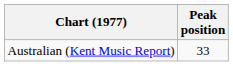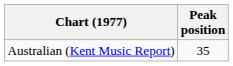(203, 50) 33 -> (203, 50) 35
